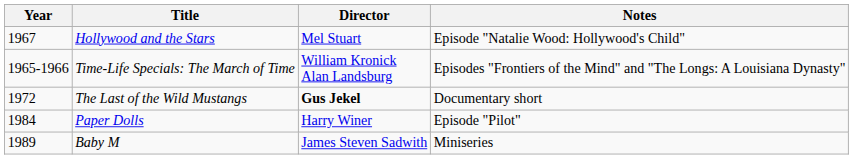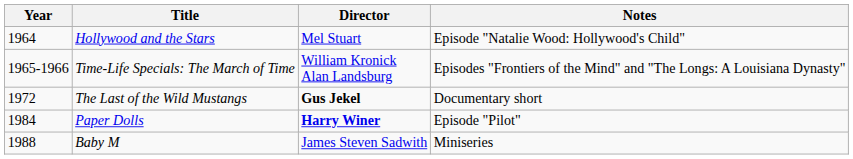(22, 37) 1967 -> (22, 37) 1964
(337, 120) normal -> (341, 120) bold
(22, 143) 1989 -> (22, 143) 1988
